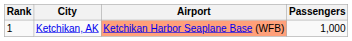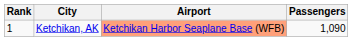(333, 28) 1,000 -> (333, 28) 1,090
